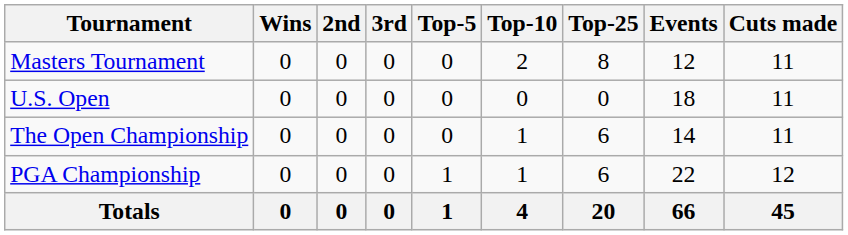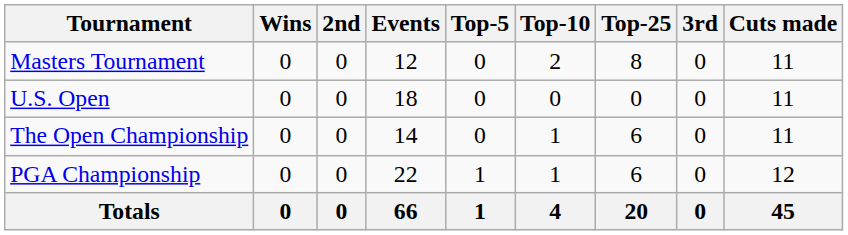columns swapped: (389, 23) <-> (684, 23)
